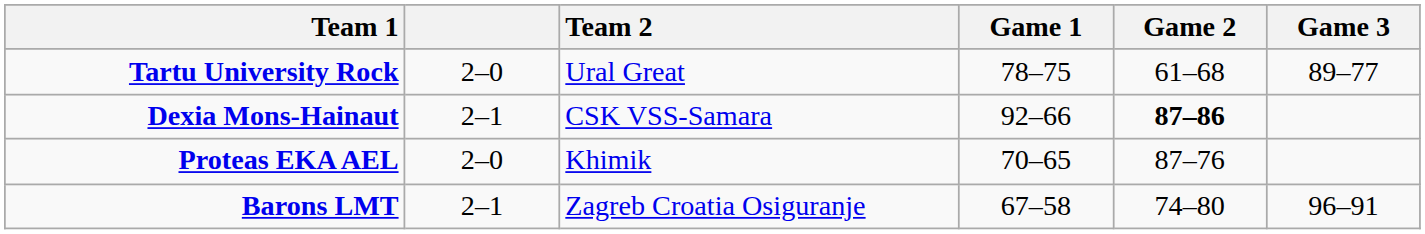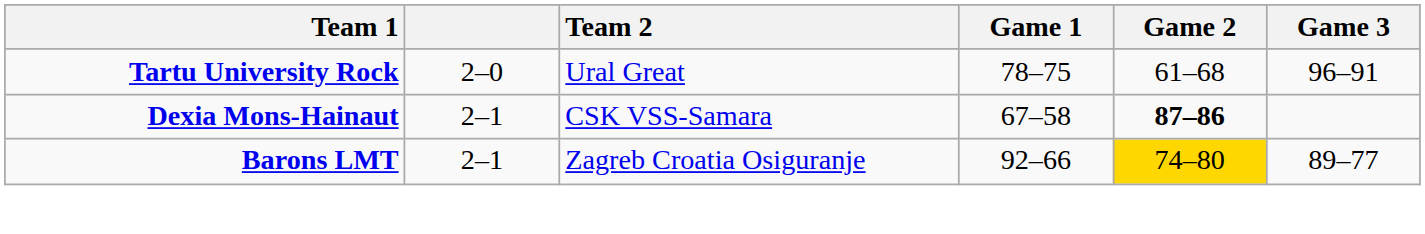(1343, 71) 89–77 -> (1343, 71) 96–91
(1036, 116) 92–66 -> (1036, 116) 67–58
- row: (289, 160)
(1036, 205) 67–58 -> (1036, 160) 92–66
(1190, 205) no background -> (1190, 160) gold background
(1343, 205) 96–91 -> (1343, 160) 89–77
